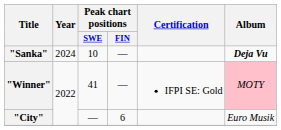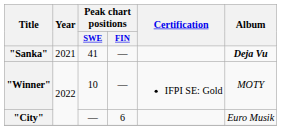(65, 53) 2024 -> (65, 53) 2021
(93, 53) 10 -> (93, 53) 41
(93, 85) 41 -> (93, 85) 10
(251, 85) pink background -> (251, 85) no background
